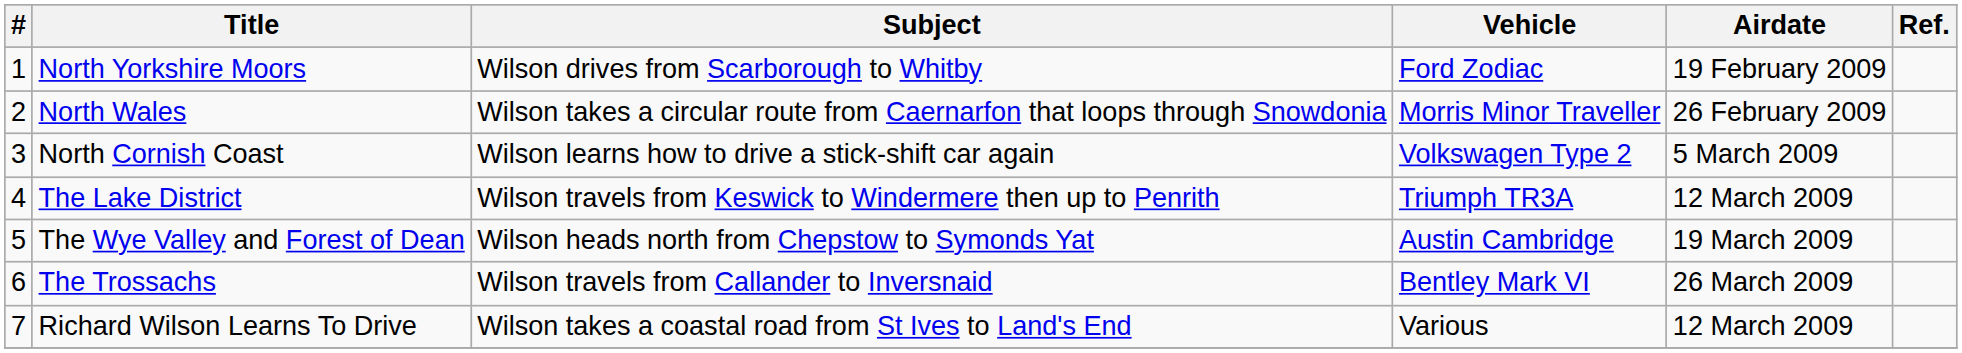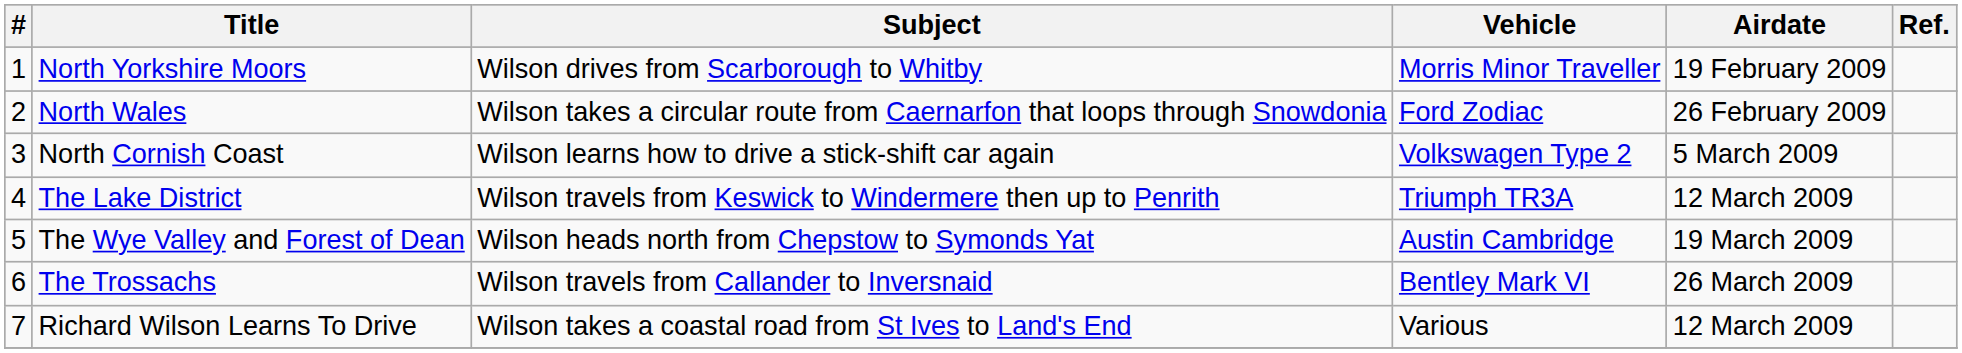(1471, 68) Ford Zodiac -> (1530, 68) Morris Minor Traveller
(1530, 111) Morris Minor Traveller -> (1471, 111) Ford Zodiac
